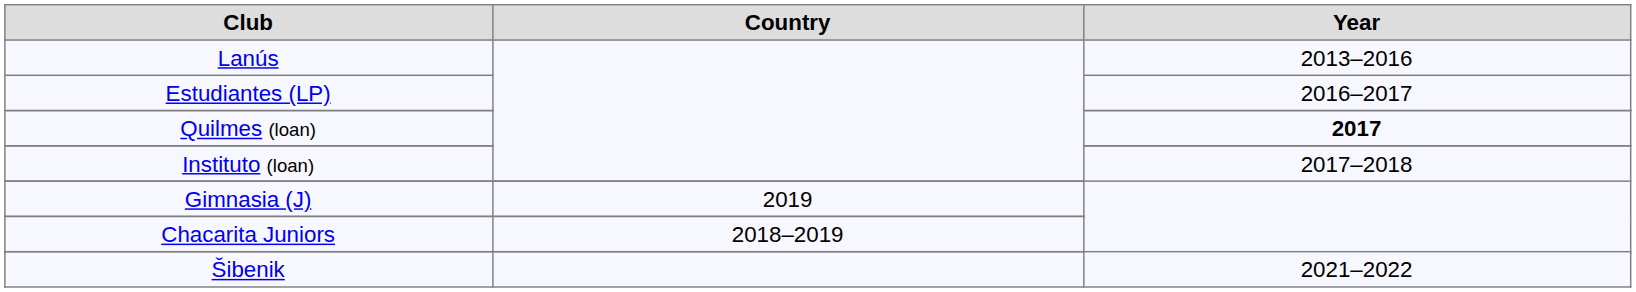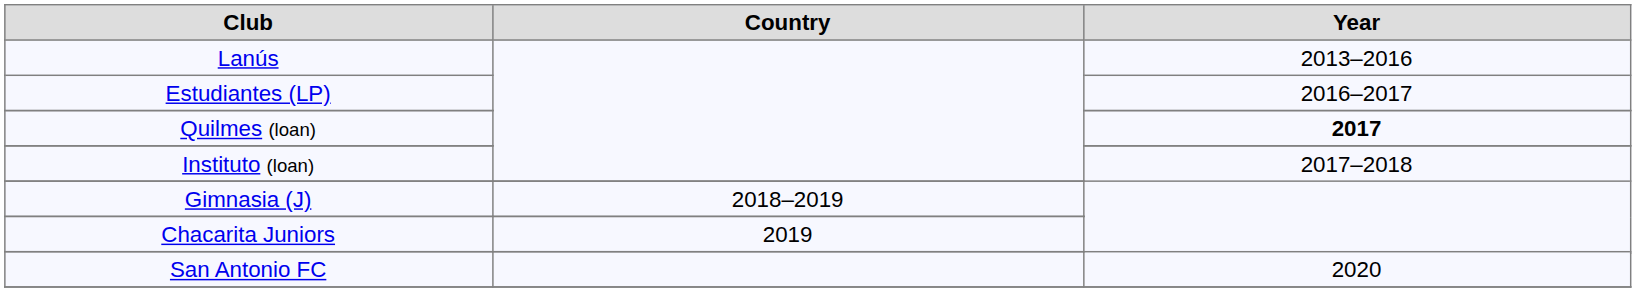(788, 199) 2019 -> (788, 199) 2018–2019
(788, 234) 2018–2019 -> (788, 234) 2019
+ row: (248, 269)
- row: (248, 269)
